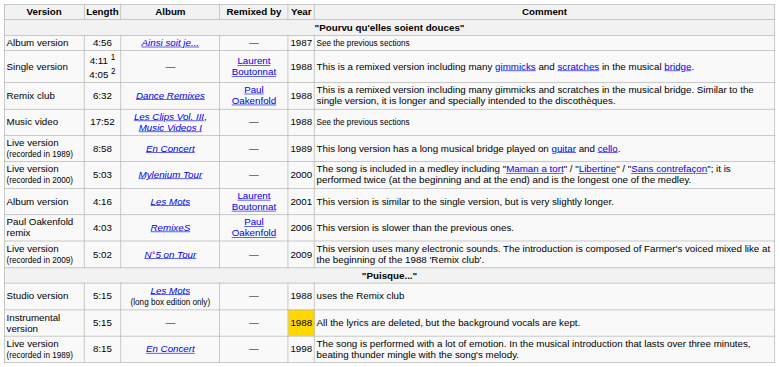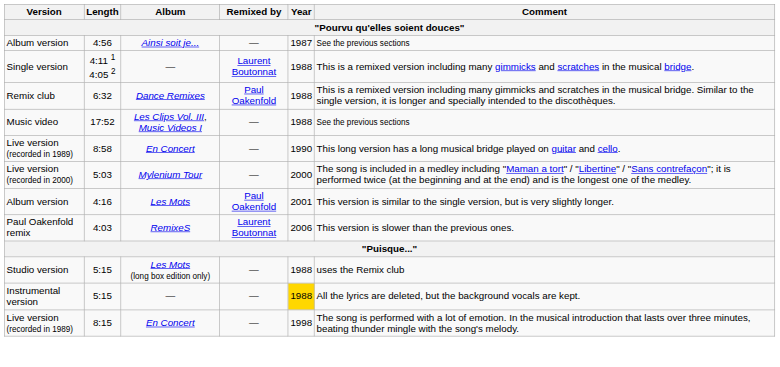(301, 148) 1989 -> (301, 148) 1990
(254, 201) Laurent Boutonnat -> (254, 201) Paul Oakenfold
(254, 228) Paul Oakenfold -> (254, 228) Laurent Boutonnat
- row: (40, 254)
